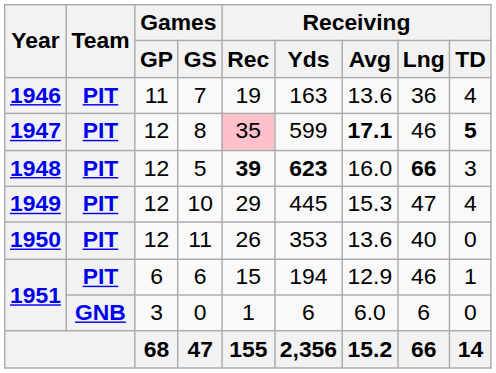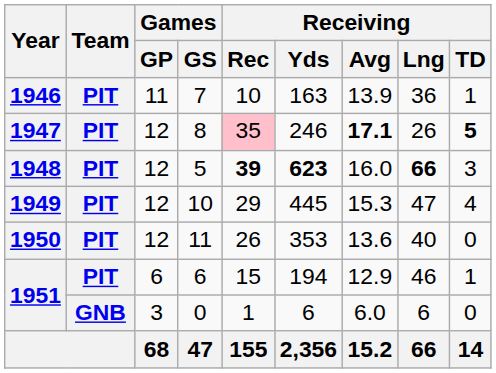(248, 95) 19 -> (248, 95) 10
(370, 95) 13.6 -> (370, 95) 13.9
(470, 95) 4 -> (470, 95) 1
(308, 131) 599 -> (308, 131) 246
(424, 131) 46 -> (424, 131) 26
